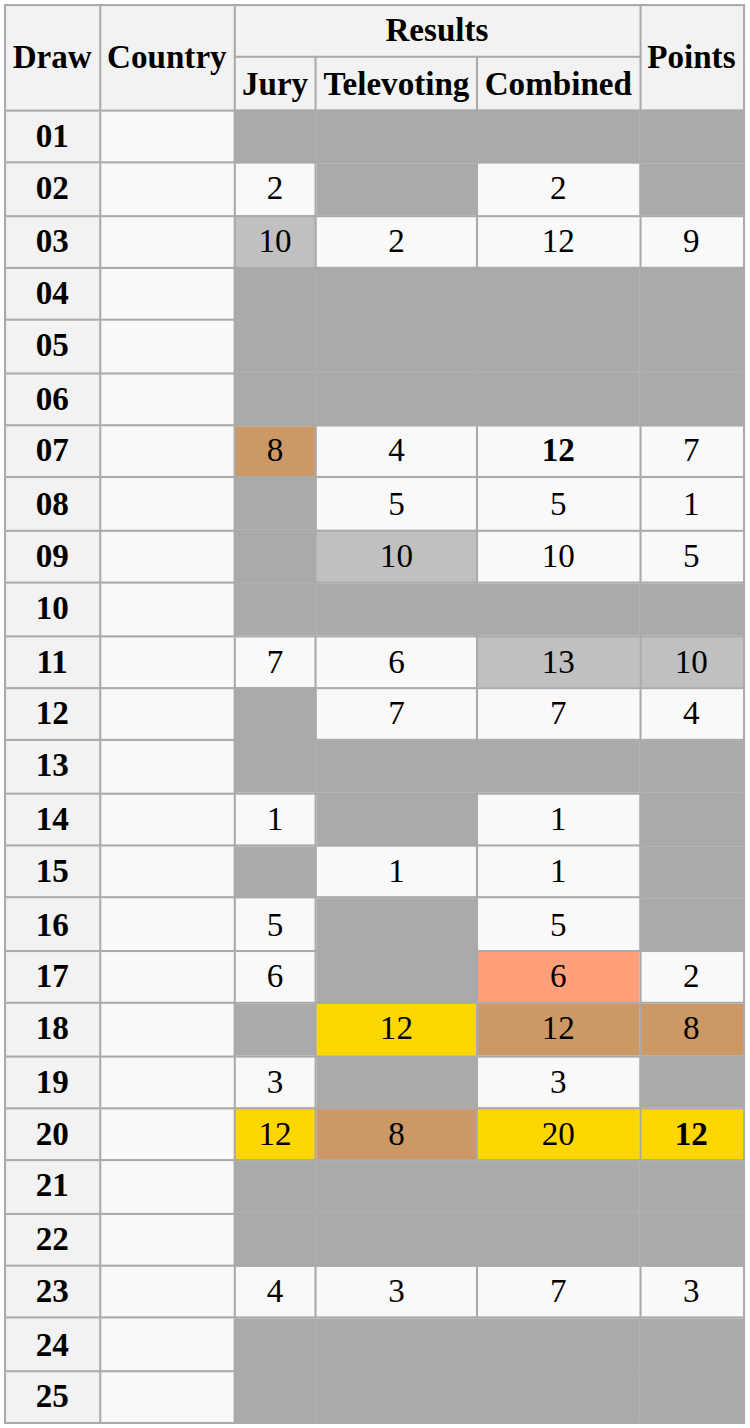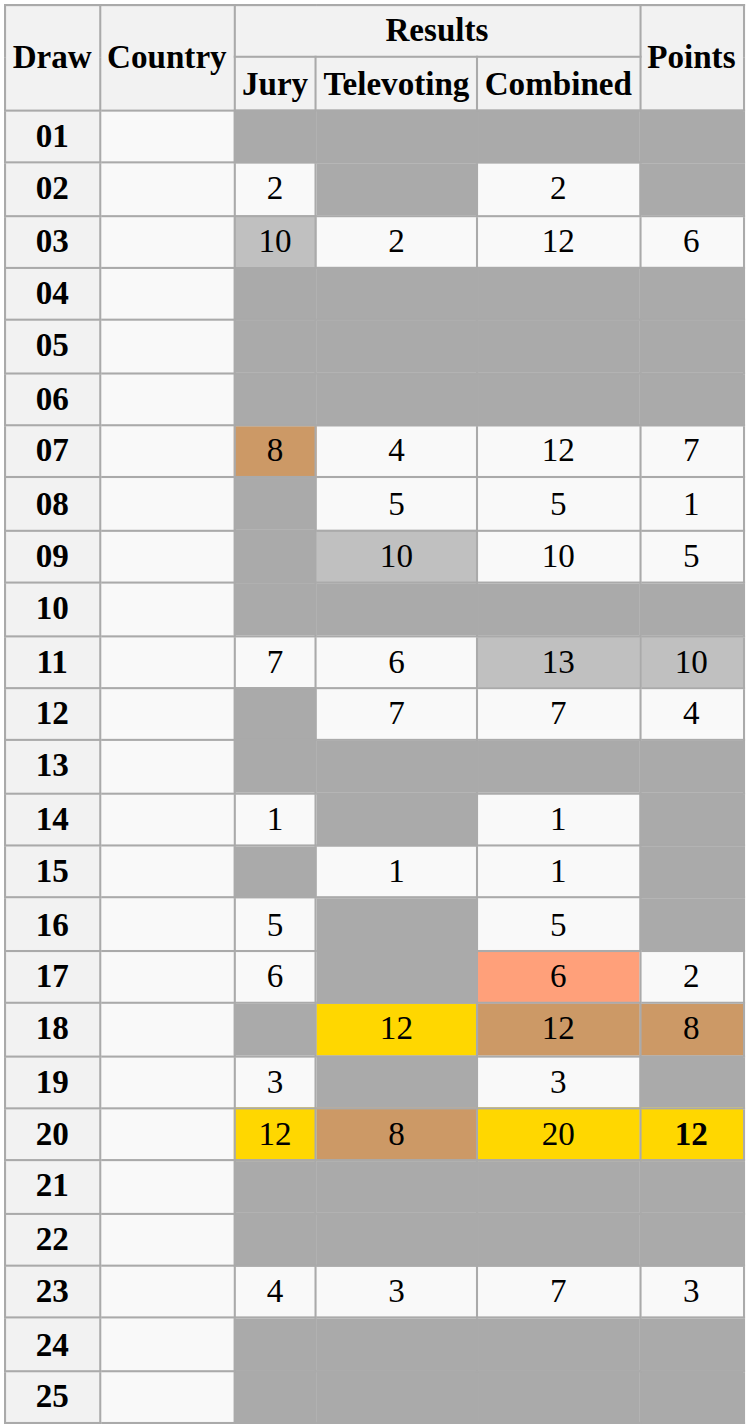(691, 240) 9 -> (691, 240) 6
(558, 450) bold -> (558, 450) normal
